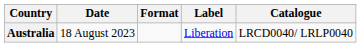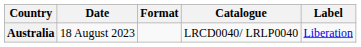columns swapped: (209, 13) <-> (296, 13)
